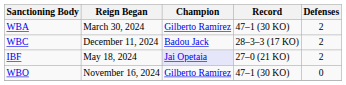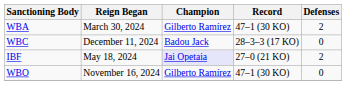(321, 42) 2 -> (321, 42) 0
